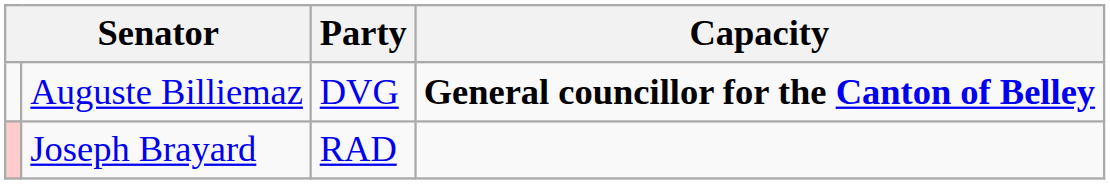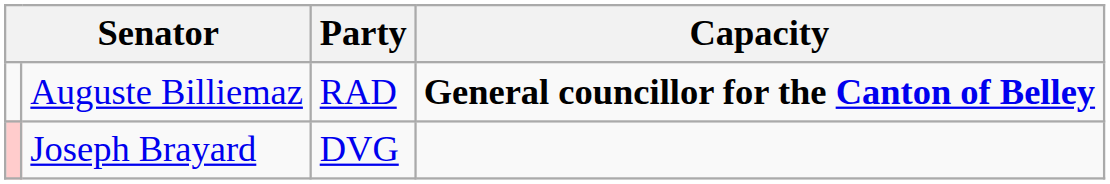(359, 91) DVG -> (358, 91) RAD
(358, 149) RAD -> (359, 149) DVG
